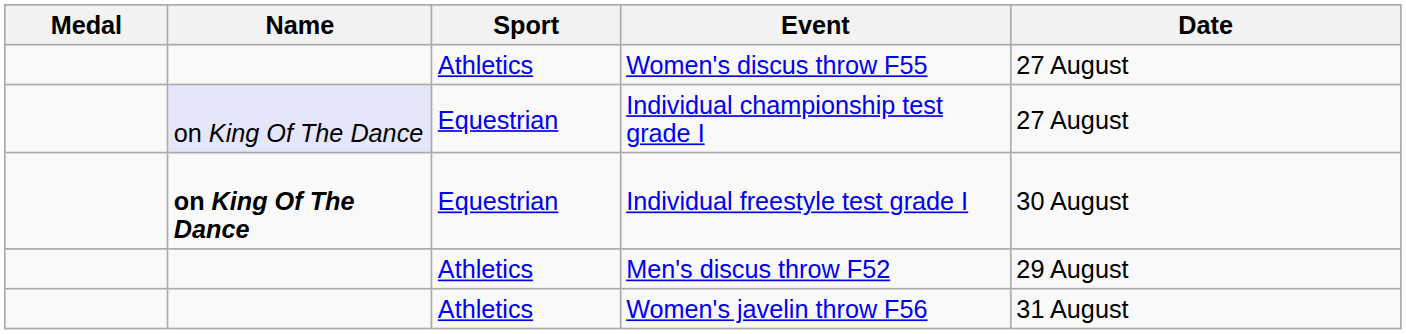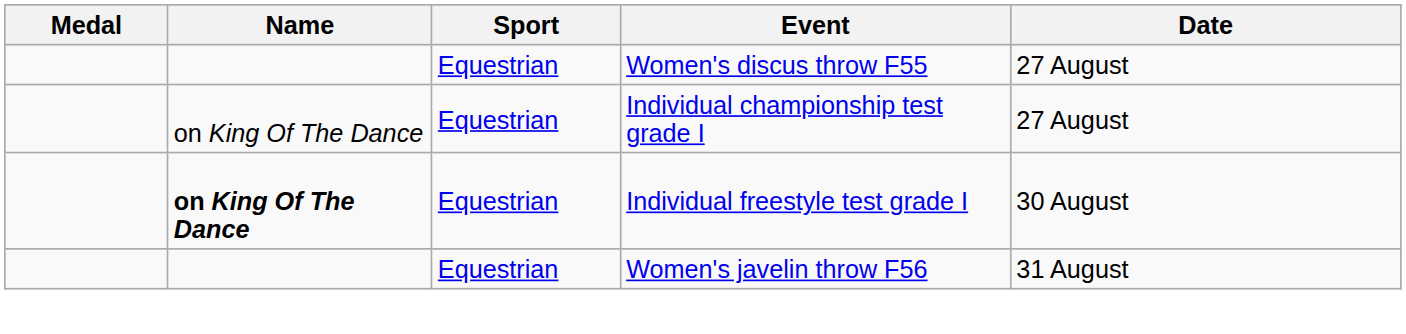(485, 65) Athletics -> (498, 65) Equestrian
(299, 133) lavender background -> (299, 133) no background
- row: (758, 269)
(485, 309) Athletics -> (498, 269) Equestrian
